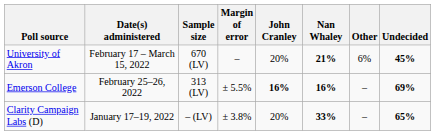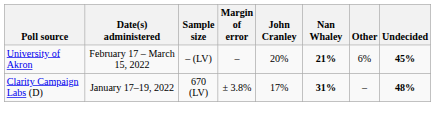(199, 59) 670 (LV) -> (199, 59) – (LV)
- row: (42, 88)
(199, 116) – (LV) -> (199, 88) 670 (LV)
(279, 116) 20% -> (279, 88) 17%
(326, 116) 33% -> (326, 88) 31%
(405, 116) 65% -> (405, 88) 48%
